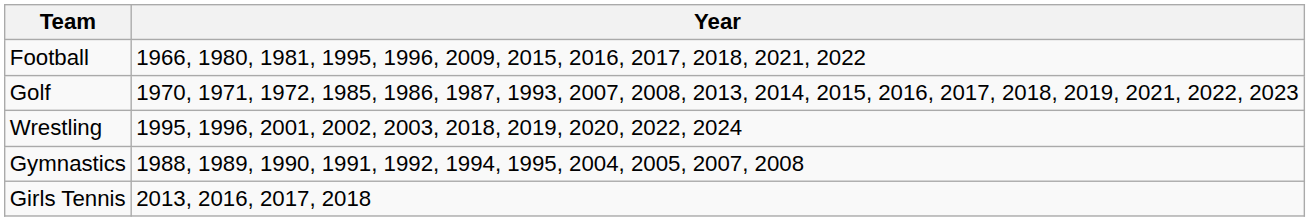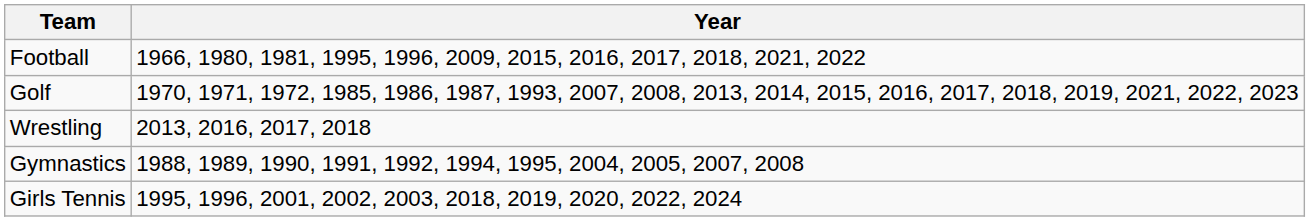(439, 127) 1995, 1996, 2001, 2002, 2003, 2018, 2019, 2020, 2022, 2024 -> (254, 127) 2013, 2016, 2017, 2018
(254, 198) 2013, 2016, 2017, 2018 -> (439, 198) 1995, 1996, 2001, 2002, 2003, 2018, 2019, 2020, 2022, 2024
